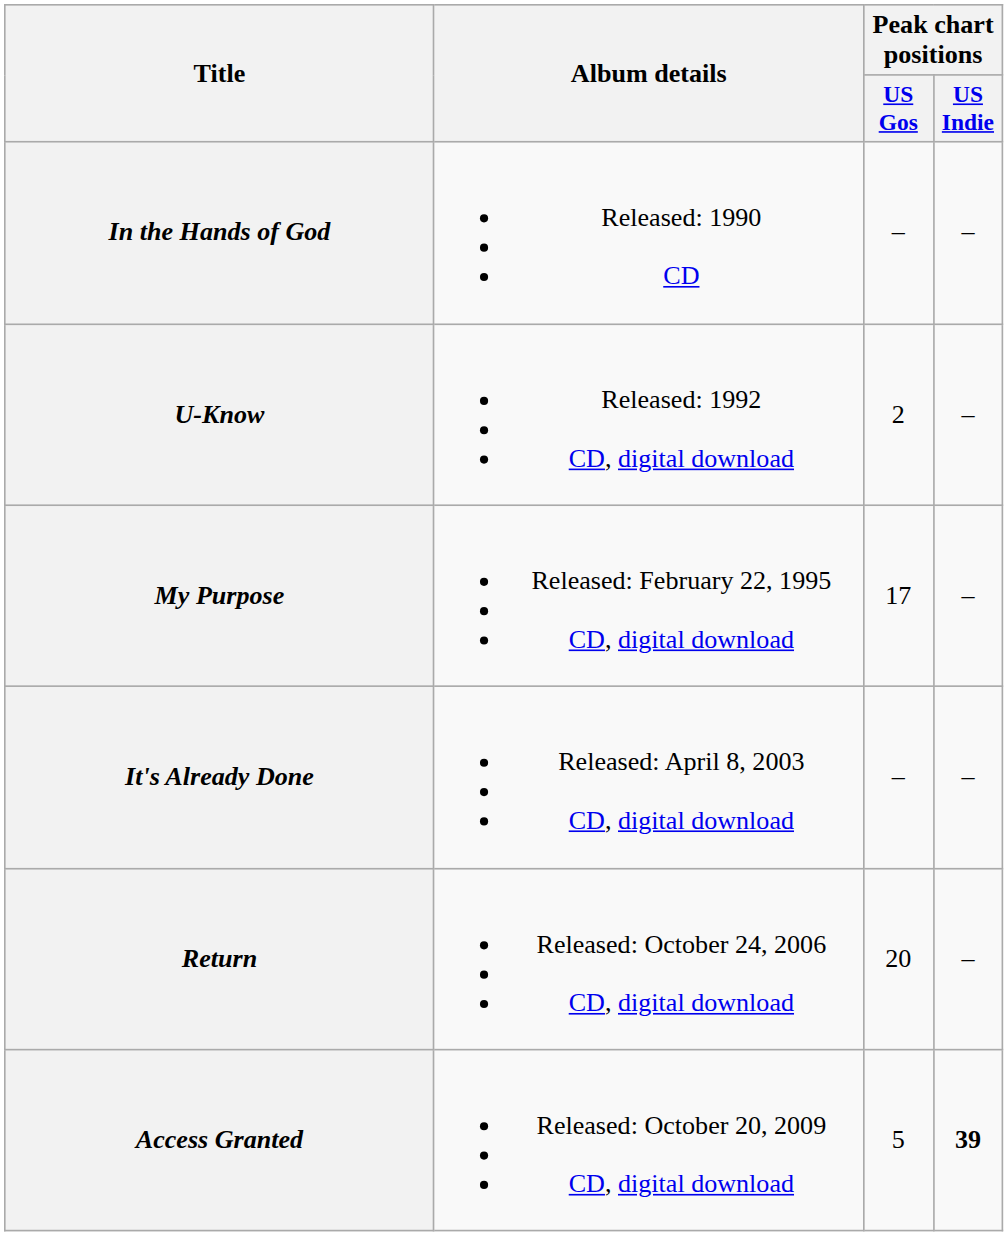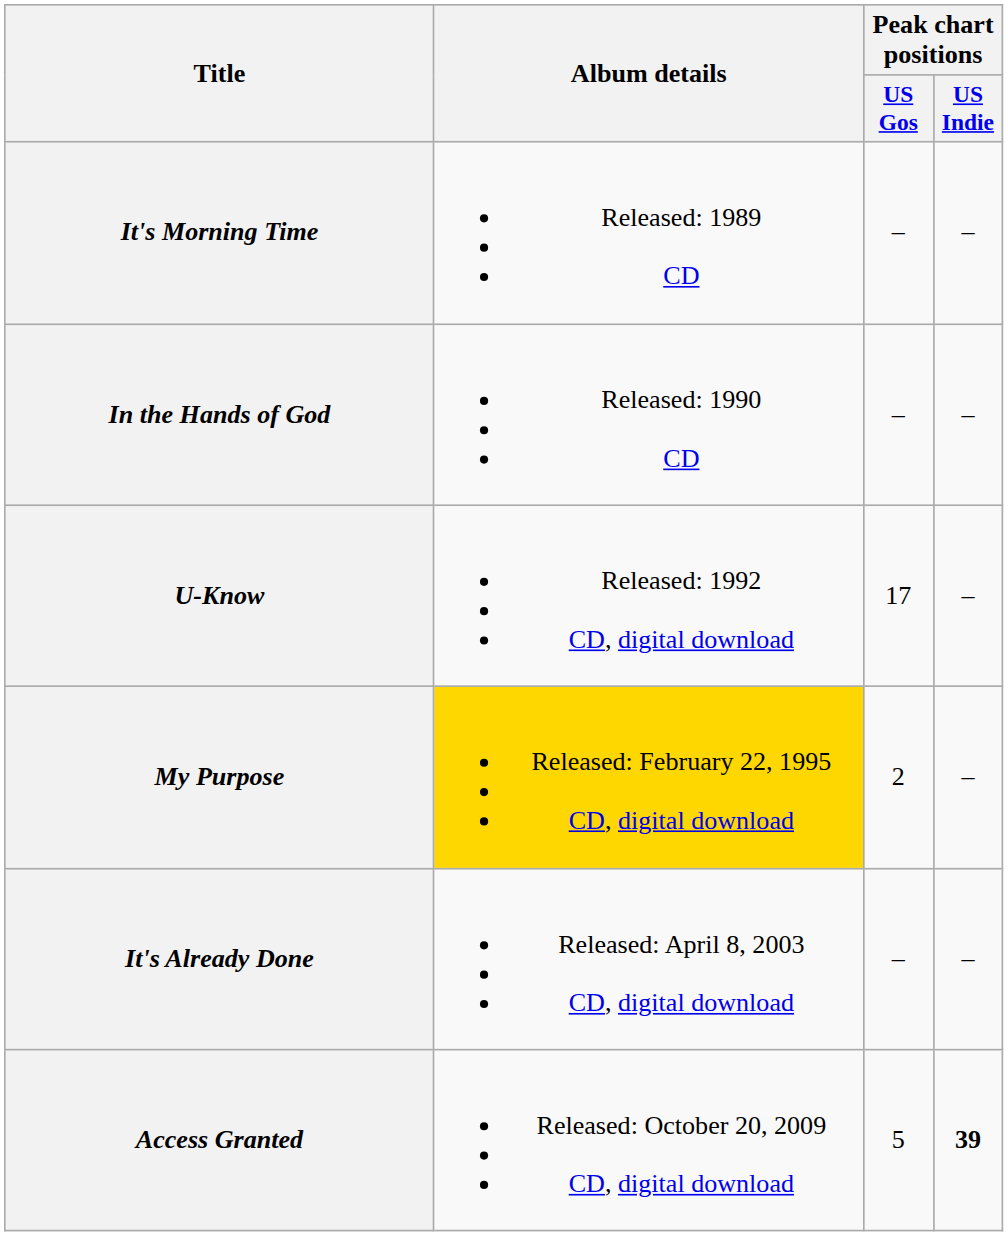+ row: (219, 232)
(898, 413) 2 -> (898, 595) 17
(649, 610) no background -> (649, 792) gold background
(898, 595) 17 -> (898, 777) 2
- row: (219, 958)
